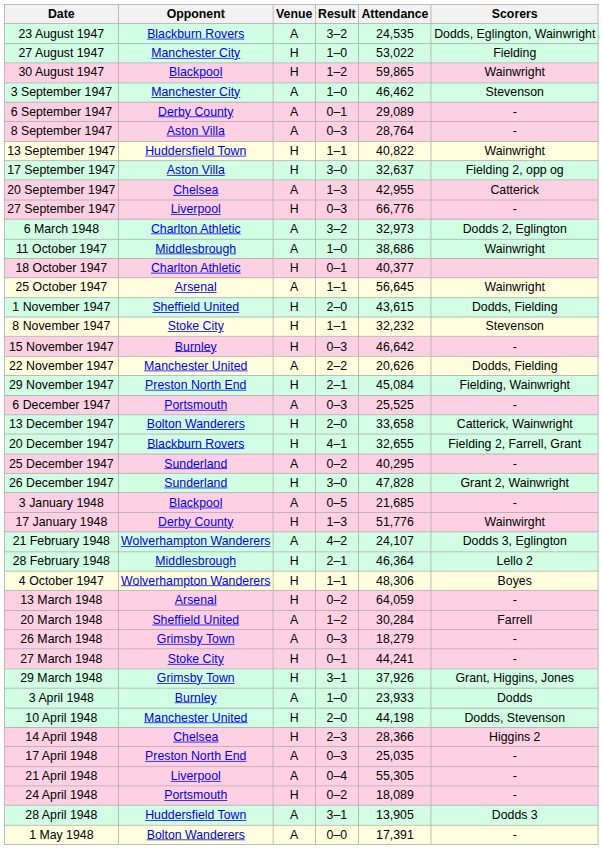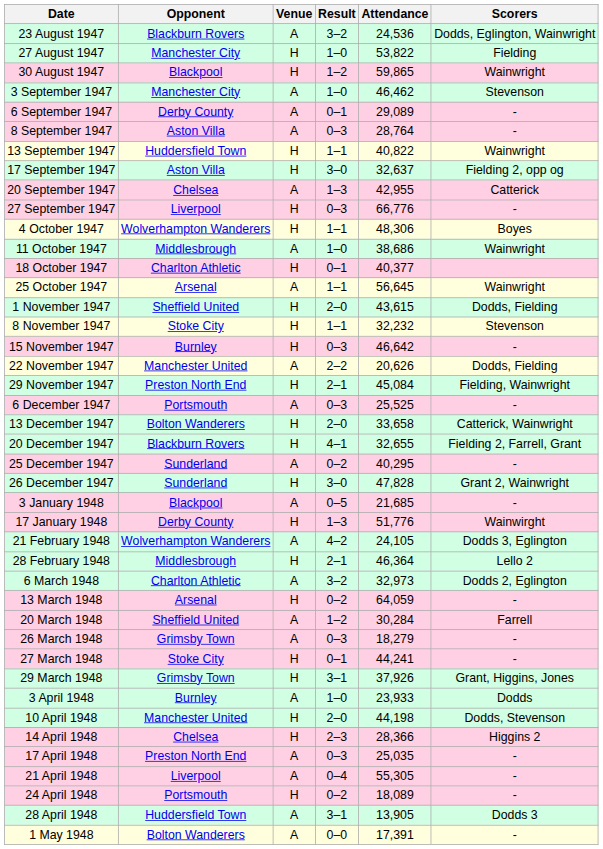(395, 33) 24,535 -> (395, 33) 24,536
(395, 53) 53,022 -> (395, 53) 53,822
rows swapped: (61, 580) <-> (61, 229)
(395, 541) 24,107 -> (395, 541) 24,105
